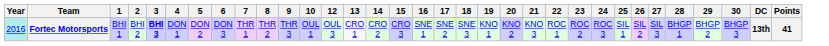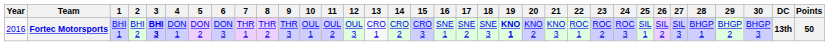+ column: (332, 11)
(16, 29) paleturquoise background -> (16, 29) no background
(489, 29) normal -> (511, 29) bold
(787, 29) 41 -> (809, 29) 50
